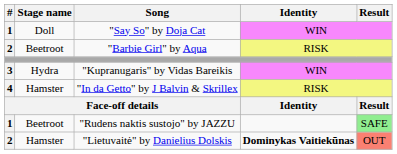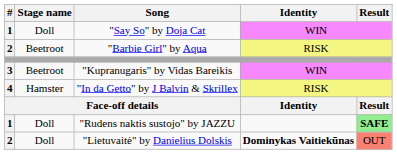(45, 70) Hydra -> (45, 70) Beetroot
(45, 123) Beetroot -> (45, 123) Doll
(374, 123) normal -> (374, 123) bold
(45, 140) Hamster -> (45, 140) Doll
